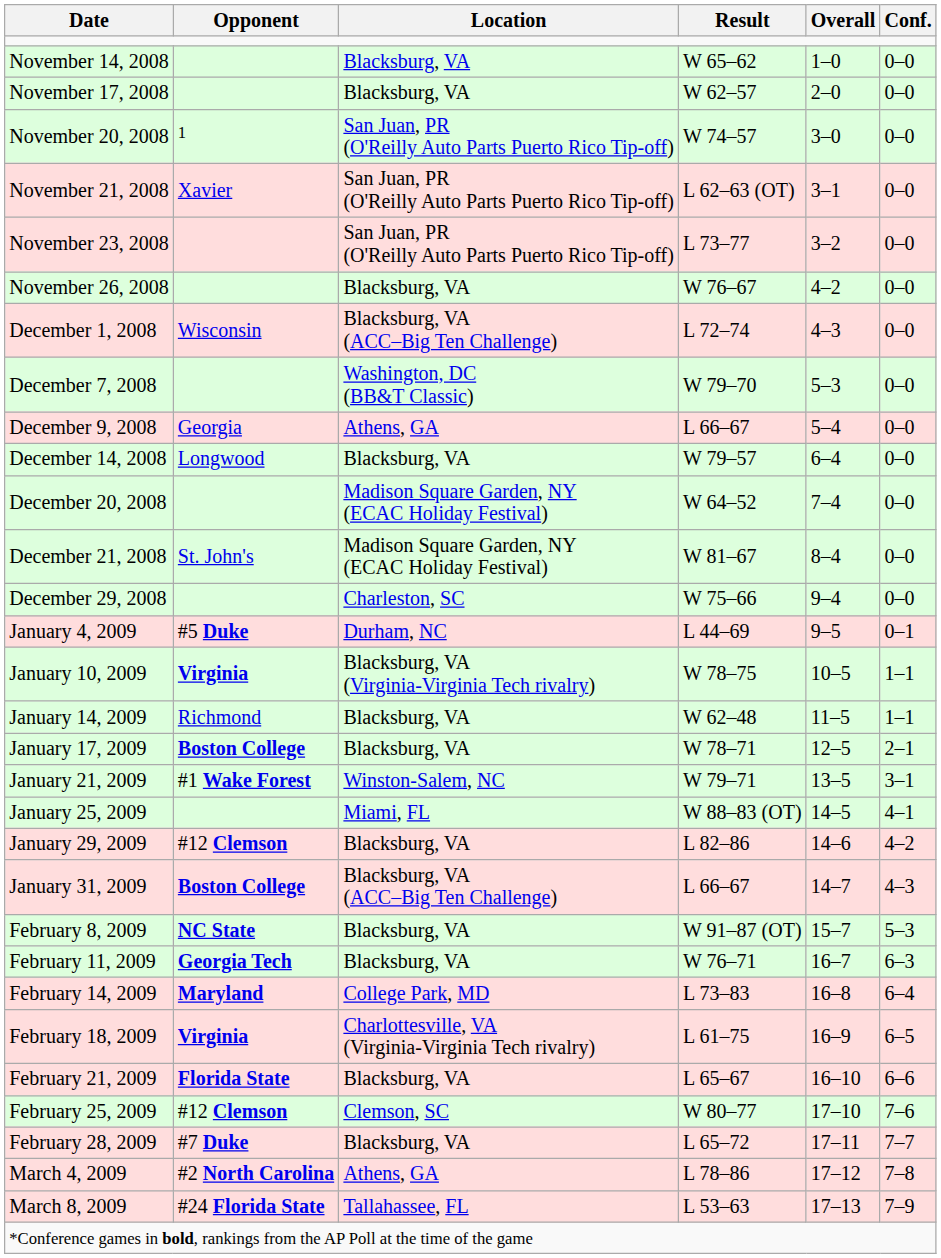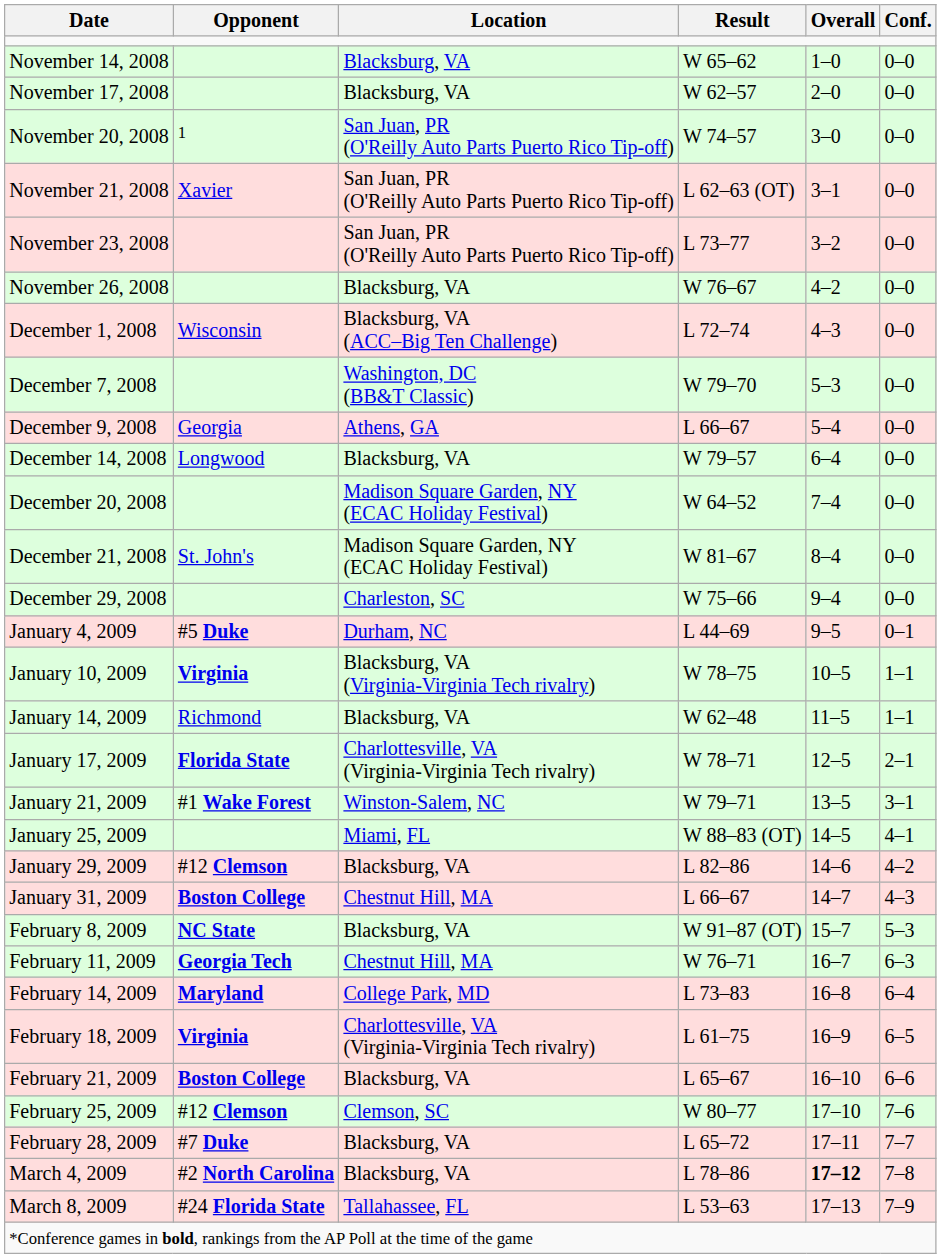(241, 748) Boston College -> (234, 760) Florida State
(407, 748) Blacksburg, VA -> (469, 760) Charlottesville, VA (Virginia-Virginia Tech rivalry)
(450, 886) Blacksburg, VA (ACC–Big Ten Challenge) -> (418, 898) Chestnut Hill, MA
(407, 961) Blacksburg, VA -> (418, 961) Chestnut Hill, MA
(234, 1079) Florida State -> (241, 1079) Boston College
(391, 1174) Athens, GA -> (407, 1174) Blacksburg, VA
(836, 1174) normal -> (836, 1174) bold
